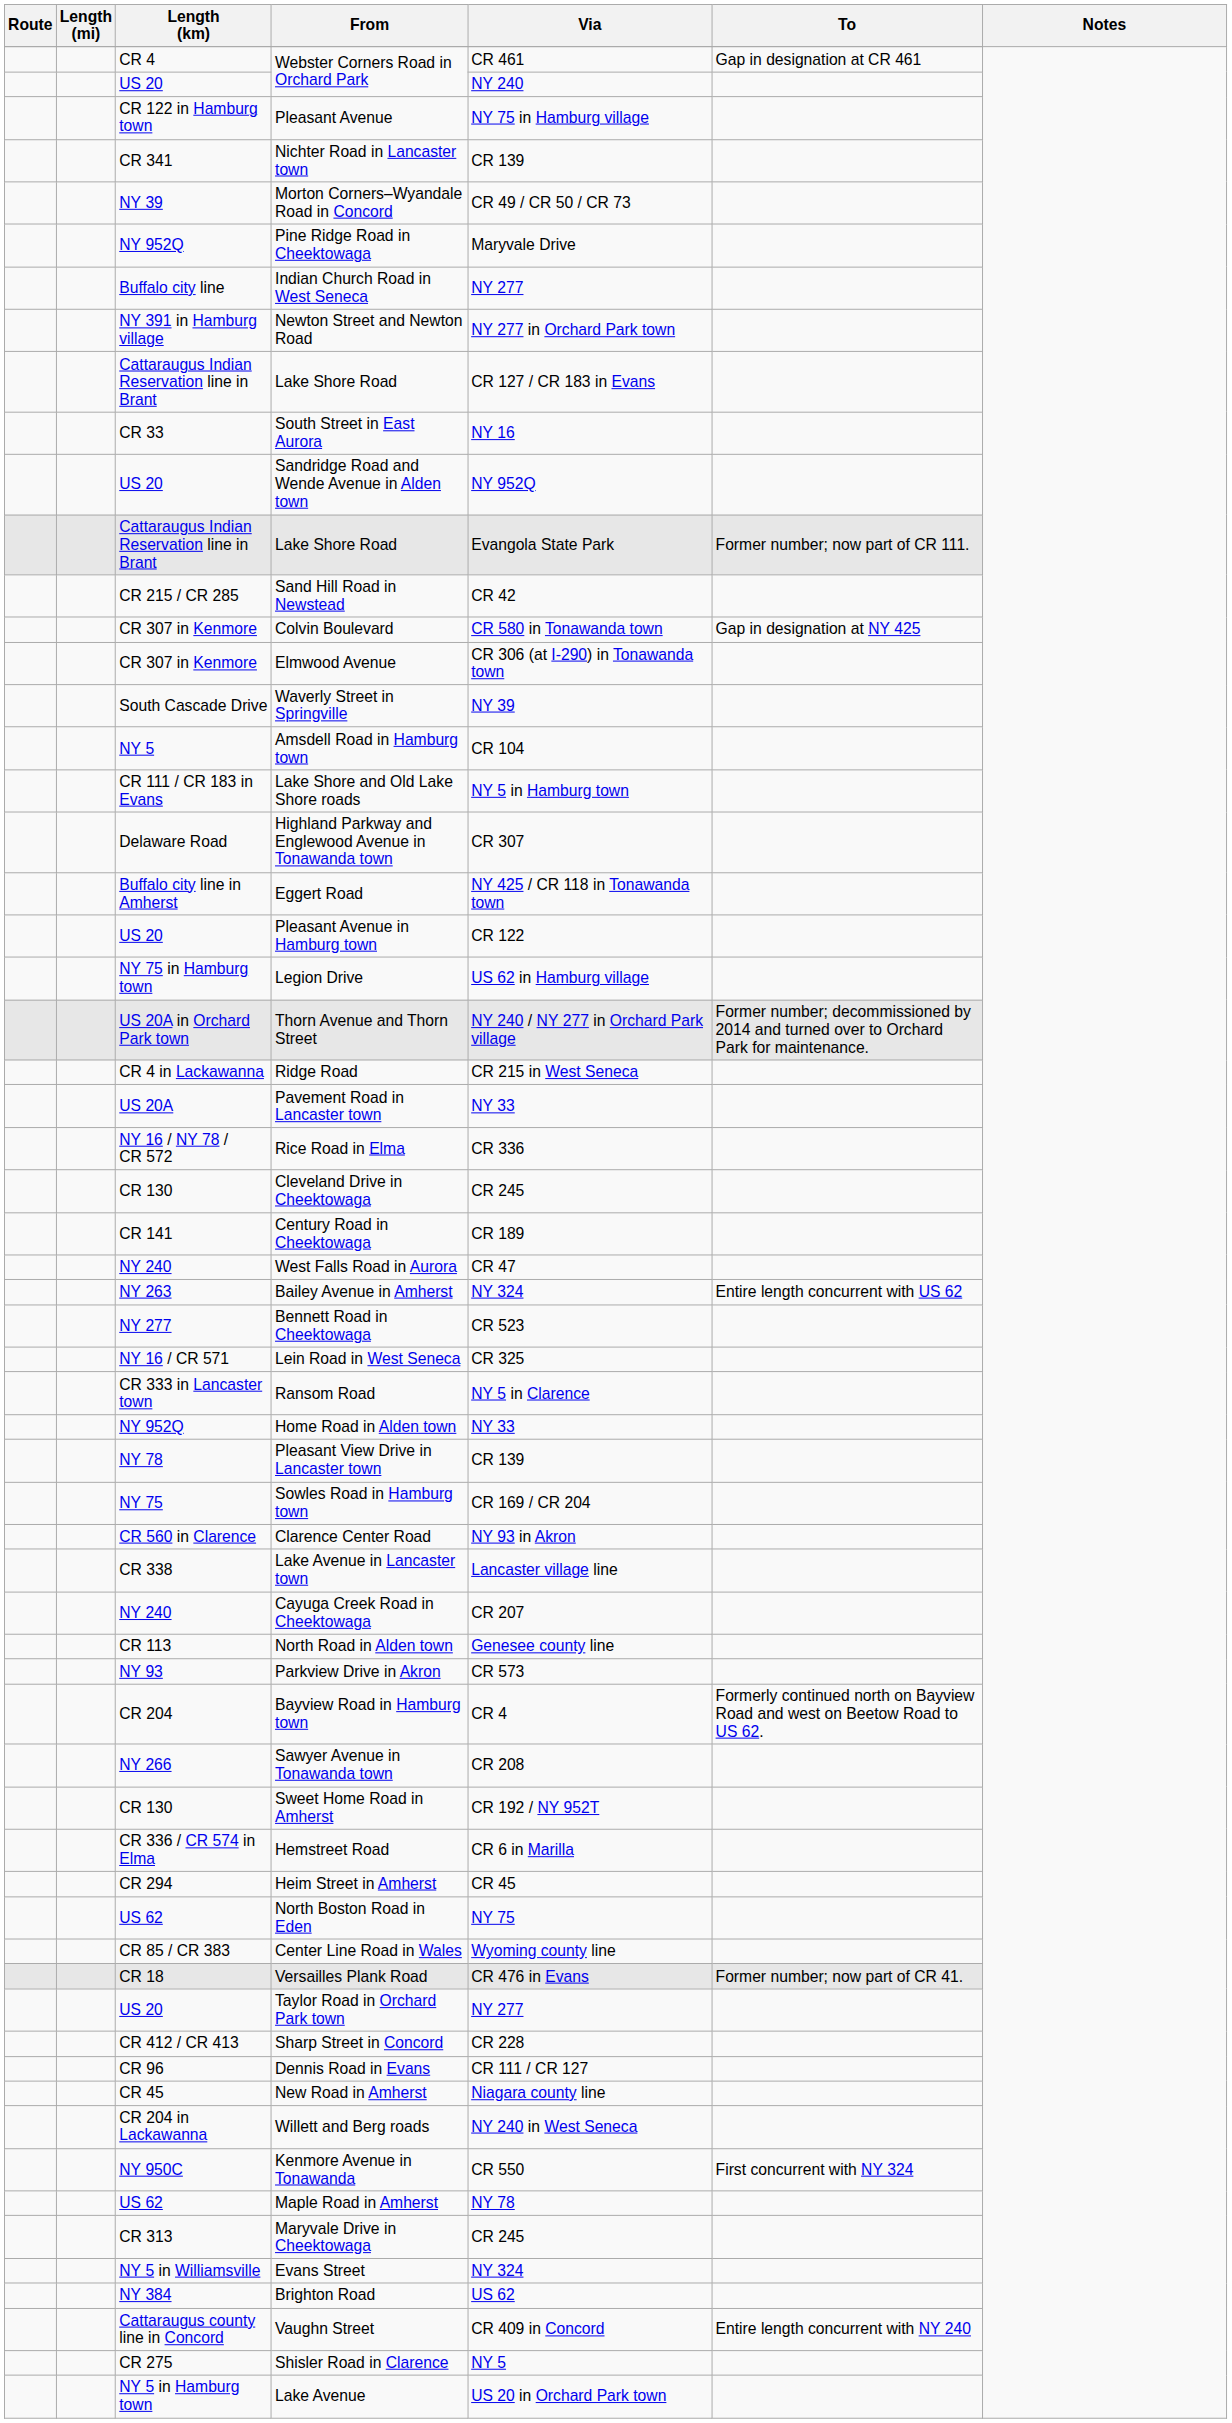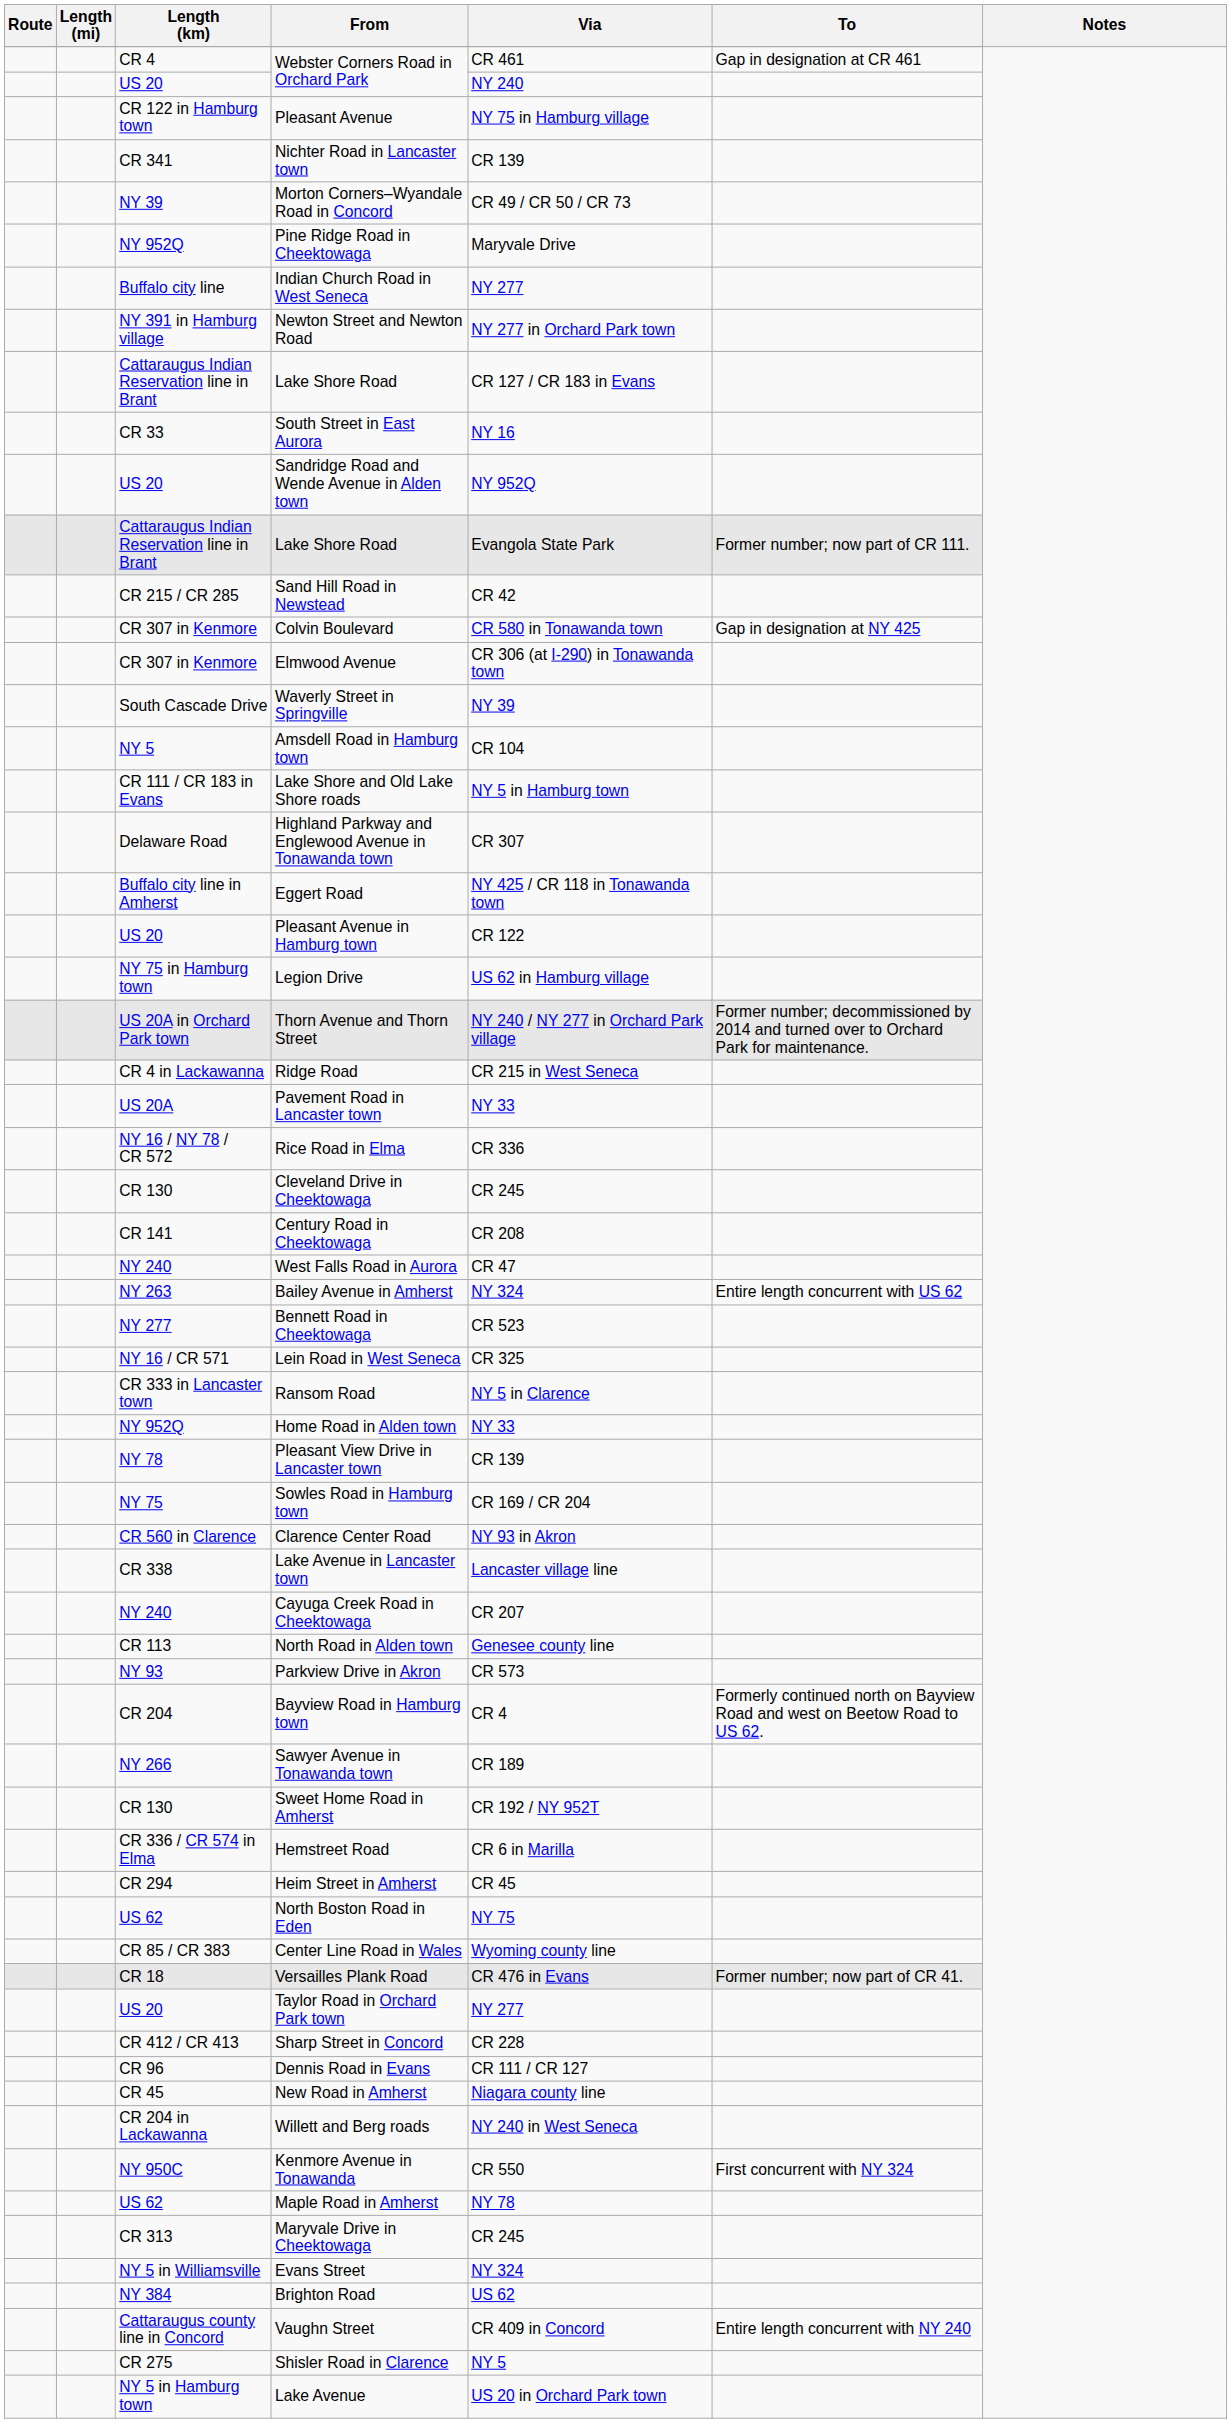(498, 1233) CR 189 -> (498, 1233) CR 208
(498, 1765) CR 208 -> (498, 1765) CR 189
